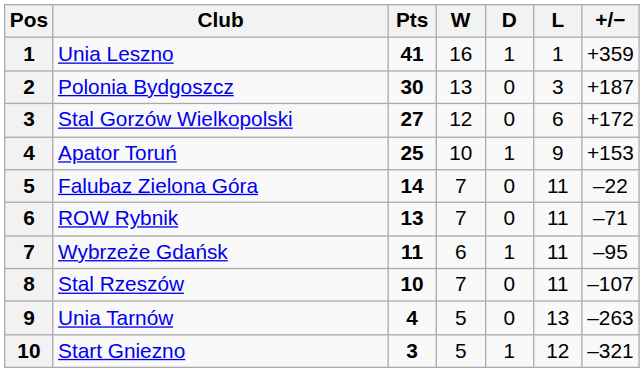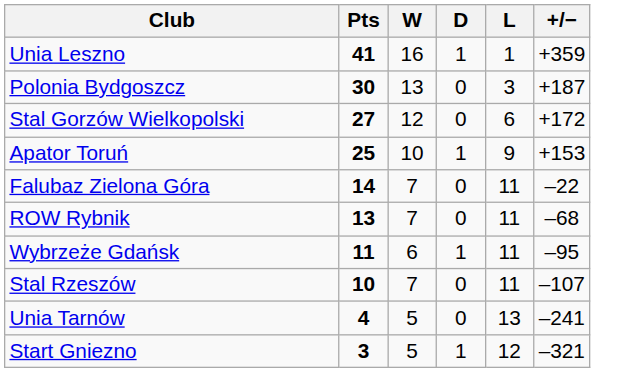- column: (29, 20)
(610, 218) –71 -> (562, 218) –68
(610, 317) –263 -> (562, 317) –241
